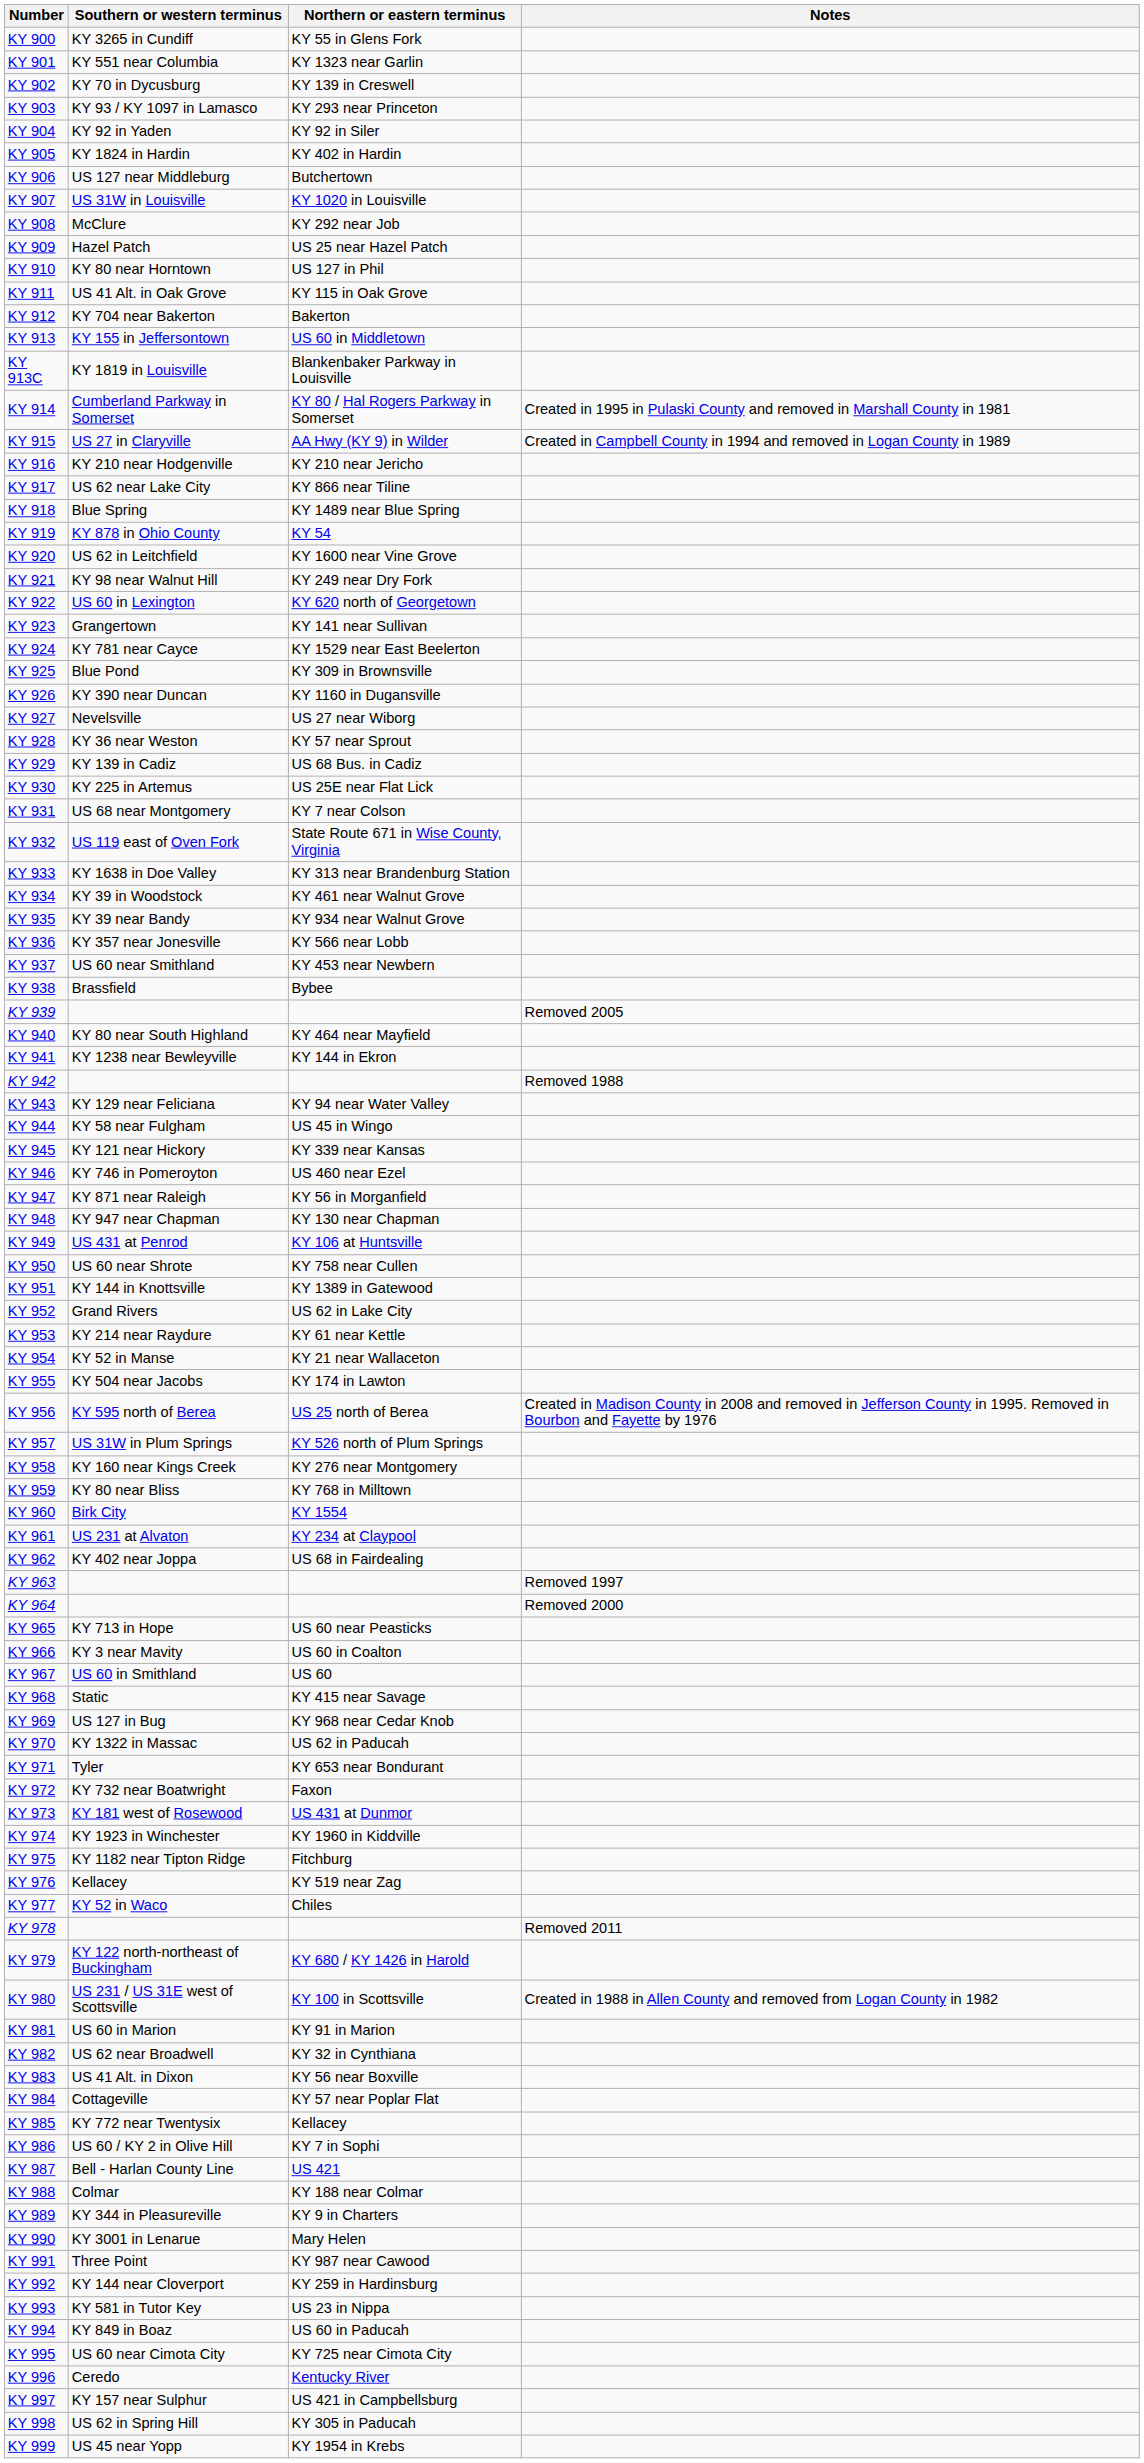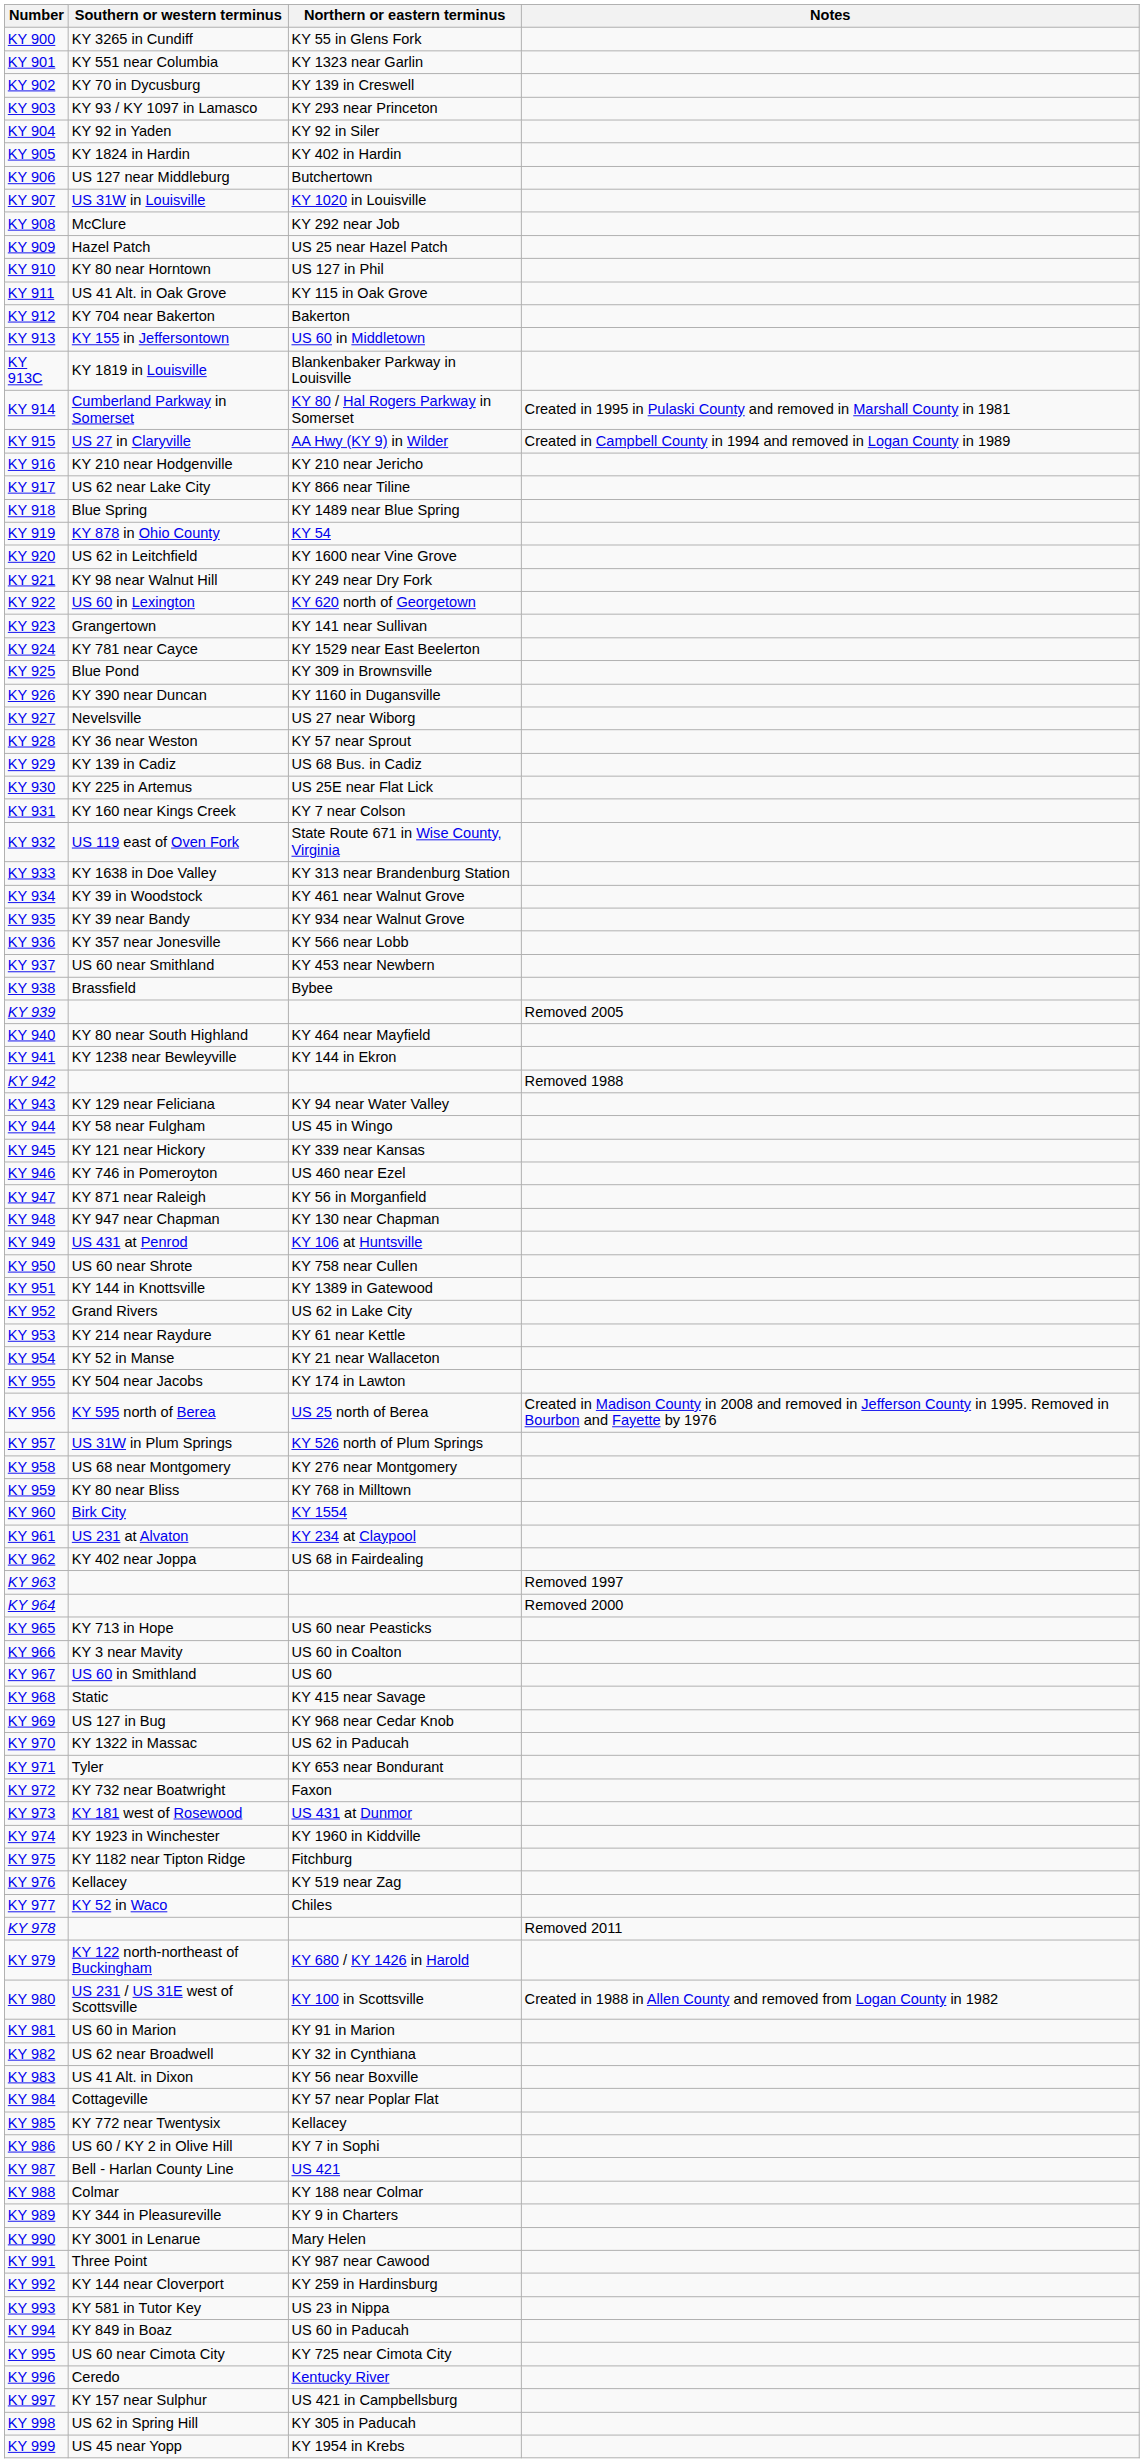(151, 810) US 68 near Montgomery -> (154, 810) KY 160 near Kings Creek
(154, 1467) KY 160 near Kings Creek -> (151, 1467) US 68 near Montgomery
